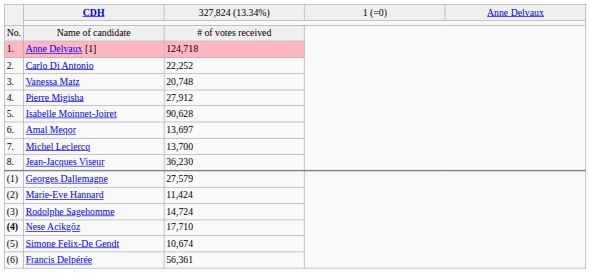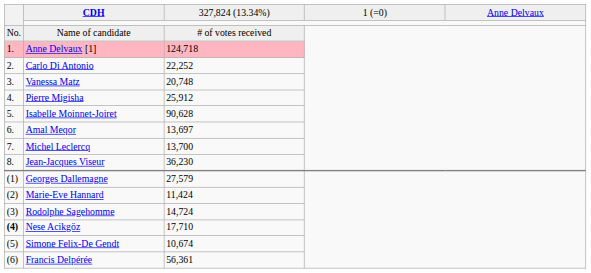(180, 98) 27,912 -> (180, 98) 25,912
